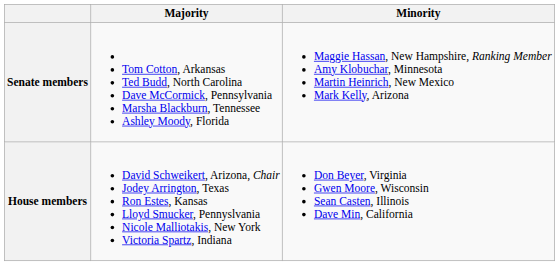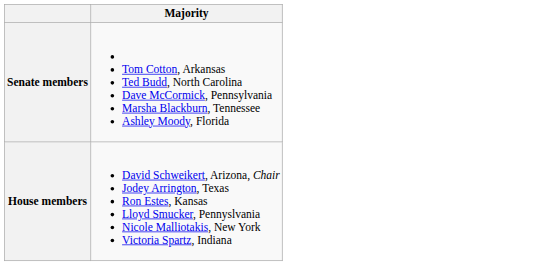- column: (418, 13)
